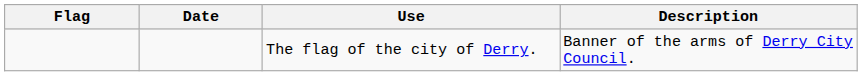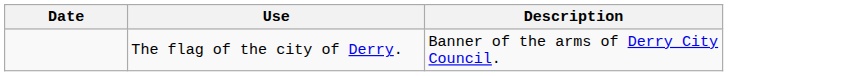- column: (72, 17)
